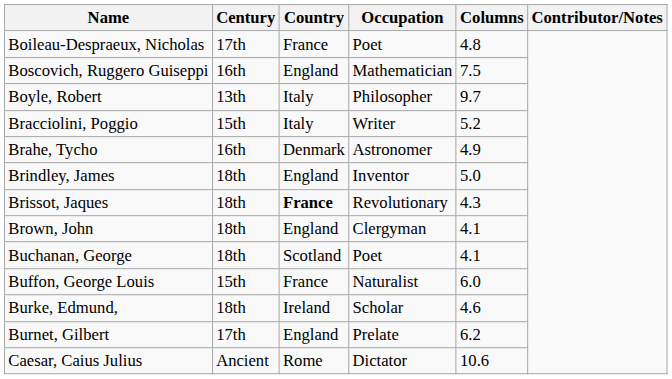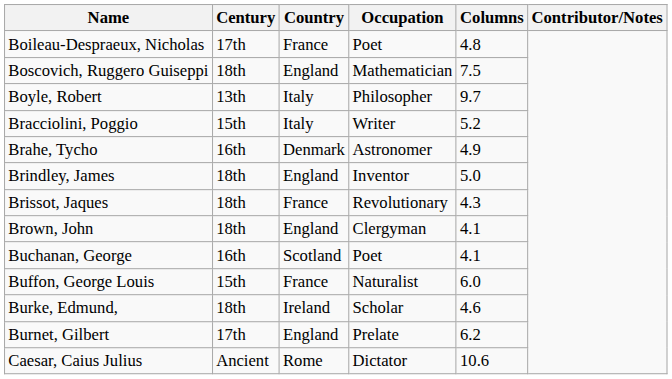(231, 70) 16th -> (231, 70) 18th
(308, 202) bold -> (306, 202) normal
(231, 255) 18th -> (231, 255) 16th
